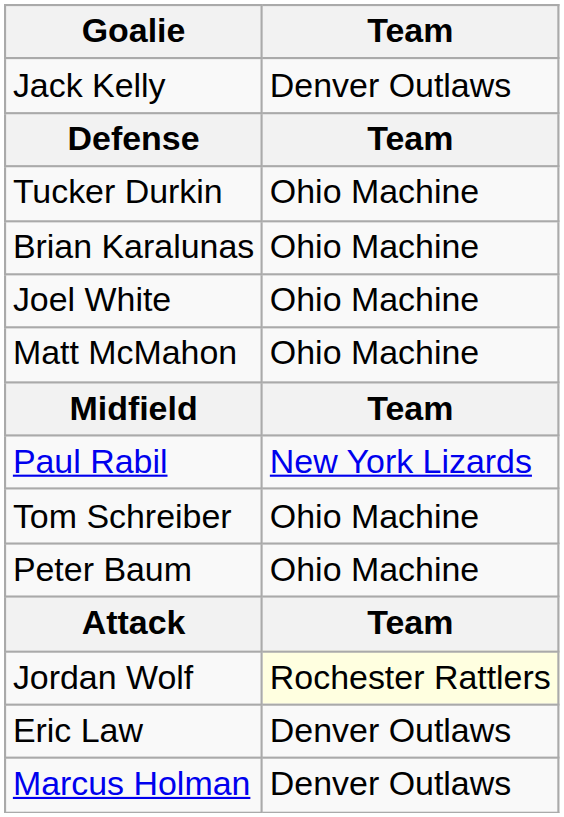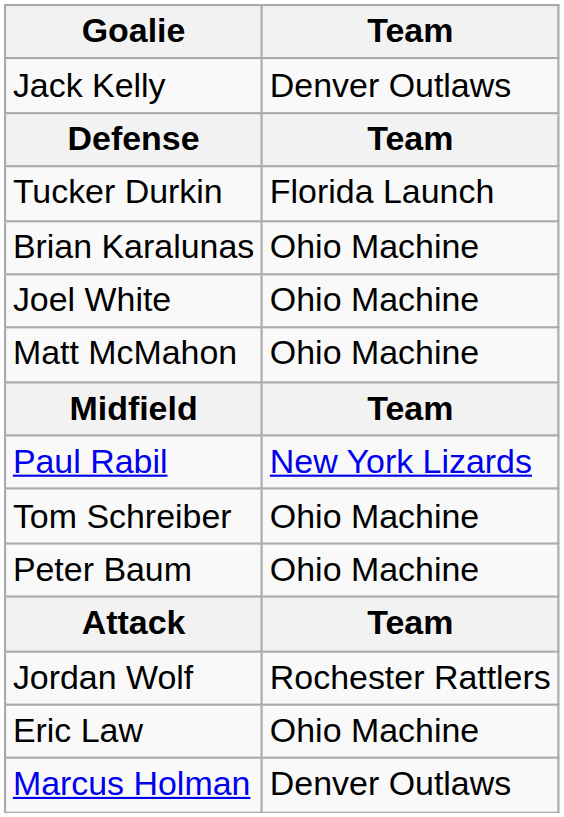(375, 192) Ohio Machine -> (382, 192) Florida Launch
(410, 676) lightyellow background -> (410, 676) no background
(391, 730) Denver Outlaws -> (375, 730) Ohio Machine
